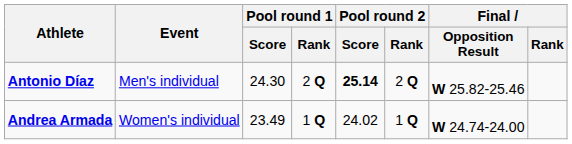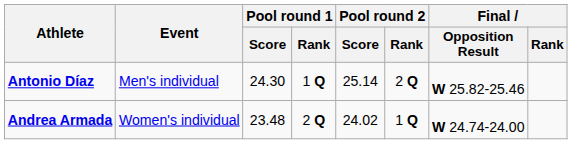(314, 82) 2 Q -> (314, 82) 1 Q
(360, 82) bold -> (360, 82) normal
(267, 120) 23.49 -> (267, 120) 23.48
(314, 120) 1 Q -> (314, 120) 2 Q
